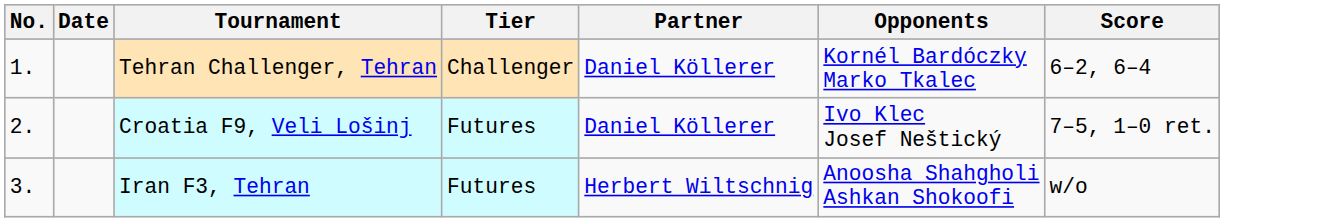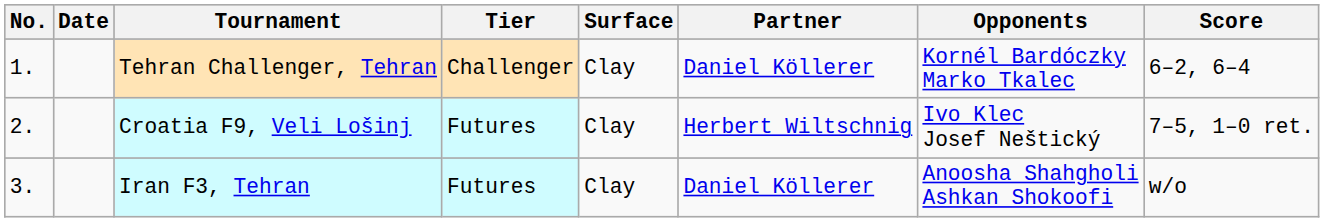+ column: (629, 22)
(680, 128) Daniel Köllerer -> (798, 128) Herbert Wiltschnig
(699, 187) Herbert Wiltschnig -> (779, 187) Daniel Köllerer
